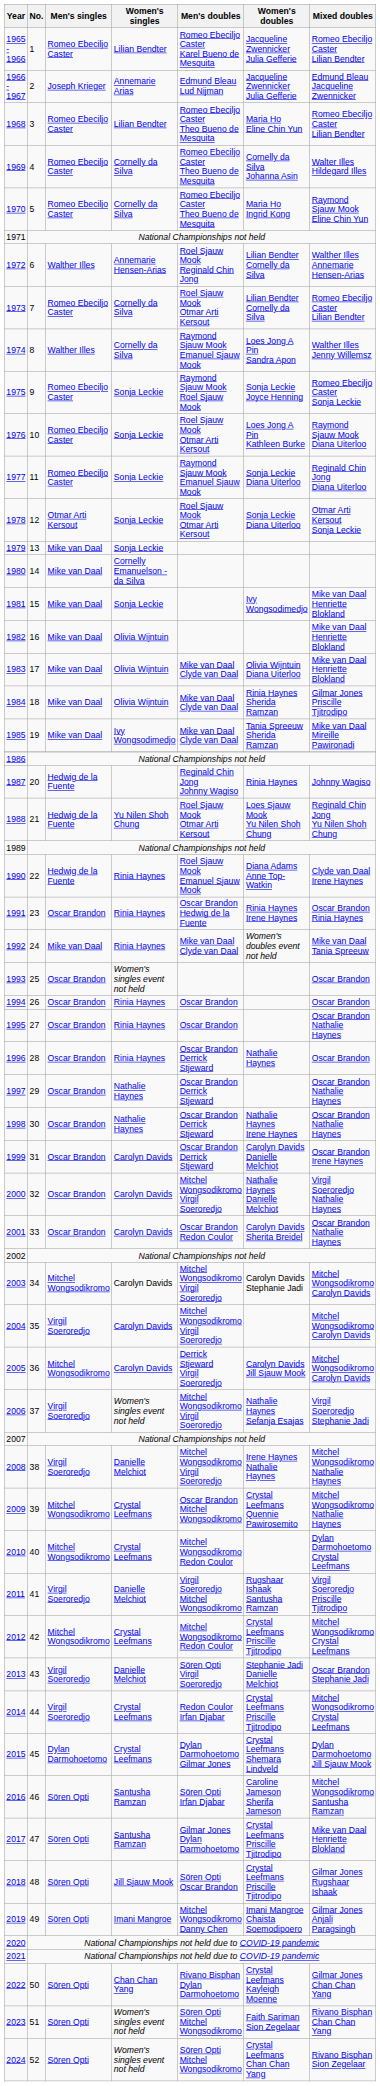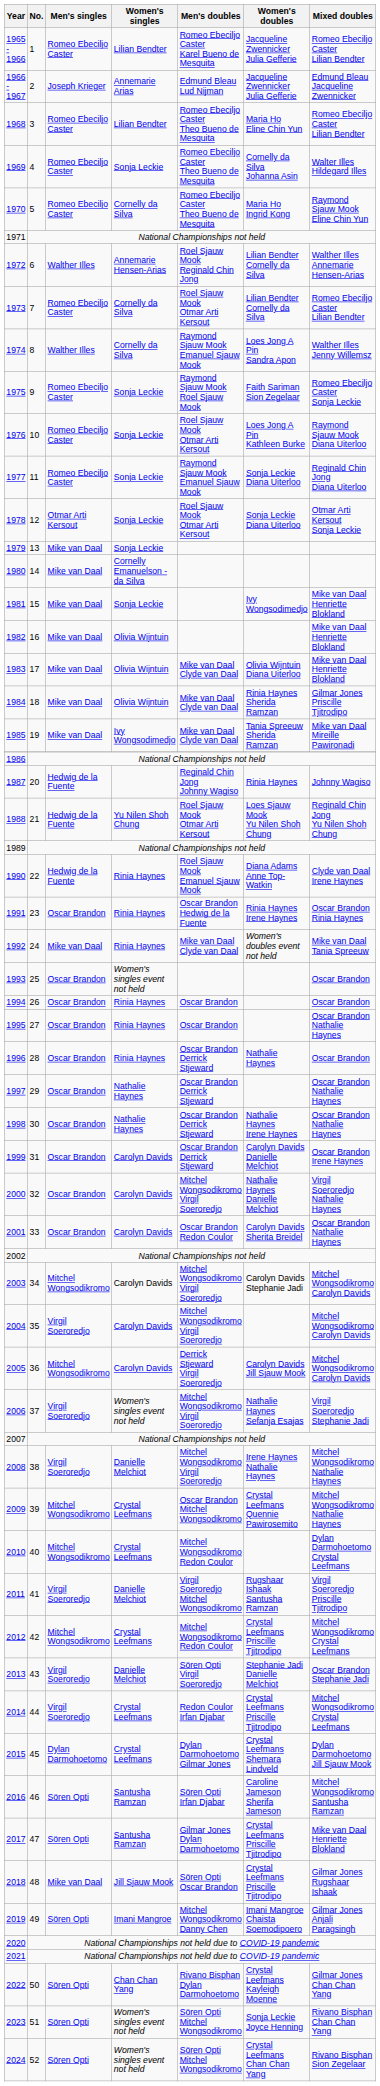(136, 167) Cornelly da Silva -> (139, 167) Sonja Leckie
(274, 393) Sonja Leckie Joyce Henning -> (273, 393) Faith Sariman Sion Zegelaar
(68, 1882) Sören Opti -> (75, 1882) Mike van Daal
(273, 2022) Faith Sariman Sion Zegelaar -> (274, 2022) Sonja Leckie Joyce Henning
